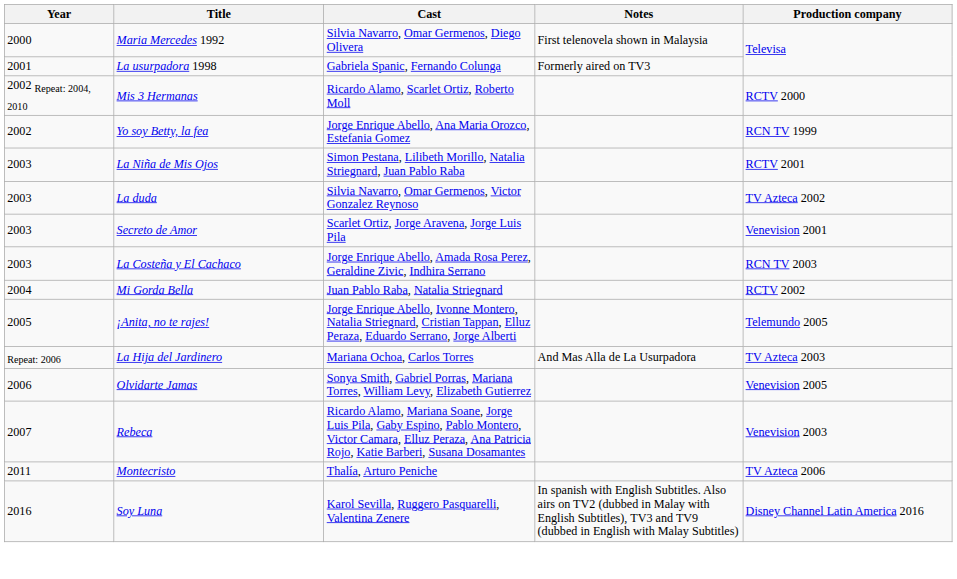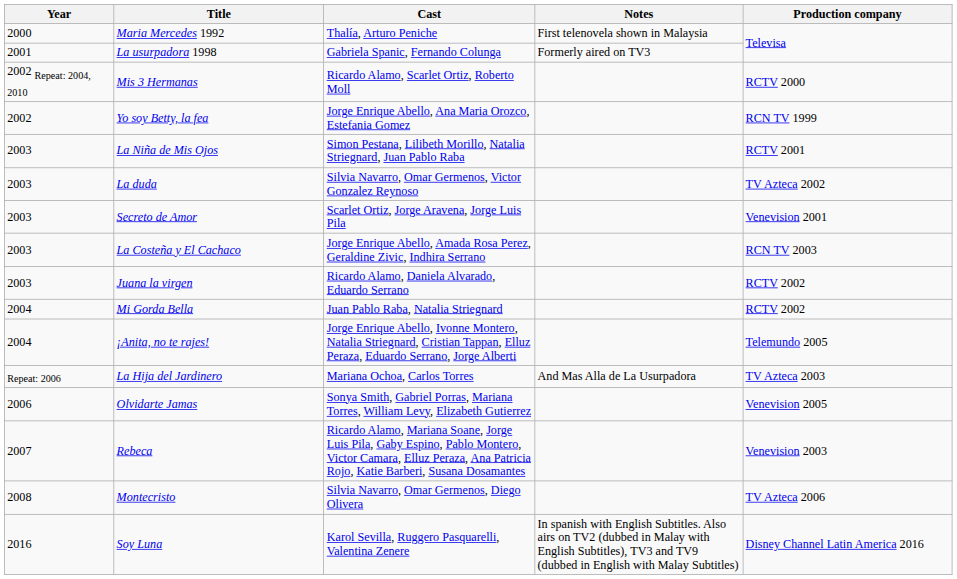(424, 40) Silvia Navarro, Omar Germenos, Diego Olivera -> (382, 33) Thalía, Arturo Peniche
+ row: (155, 282)
(19, 322) 2005 -> (19, 342) 2004
(19, 471) 2011 -> (19, 497) 2008
(382, 471) Thalía, Arturo Peniche -> (424, 497) Silvia Navarro, Omar Germenos, Diego Olivera
